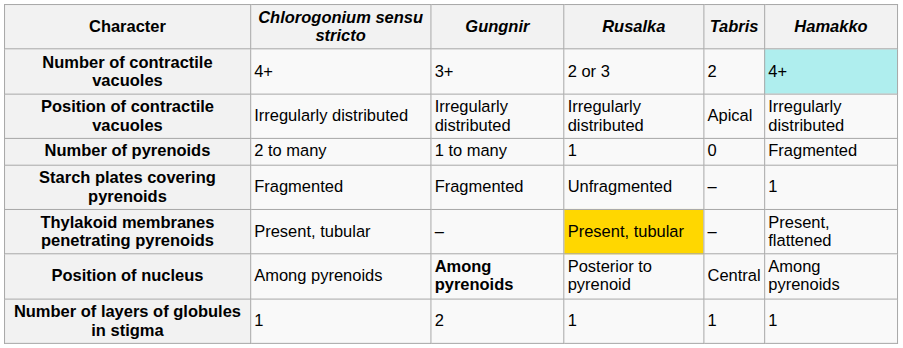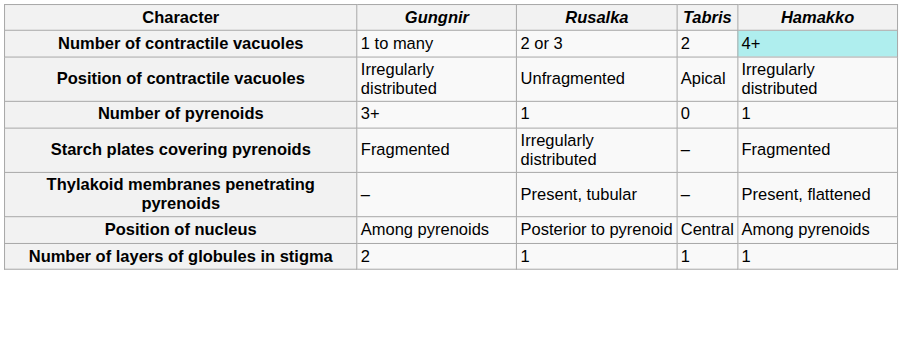- column: (341, 26)
(444, 71) 3+ -> (397, 43) 1 to many
(606, 116) Irregularly distributed -> (573, 79) Unfragmented
(471, 151) 1 to many -> (370, 114) 3+
(813, 151) Fragmented -> (746, 114) 1
(620, 187) Unfragmented -> (559, 149) Irregularly distributed
(773, 187) 1 -> (786, 149) Fragmented
(626, 231) gold background -> (579, 194) no background
(474, 276) bold -> (425, 230) normal
